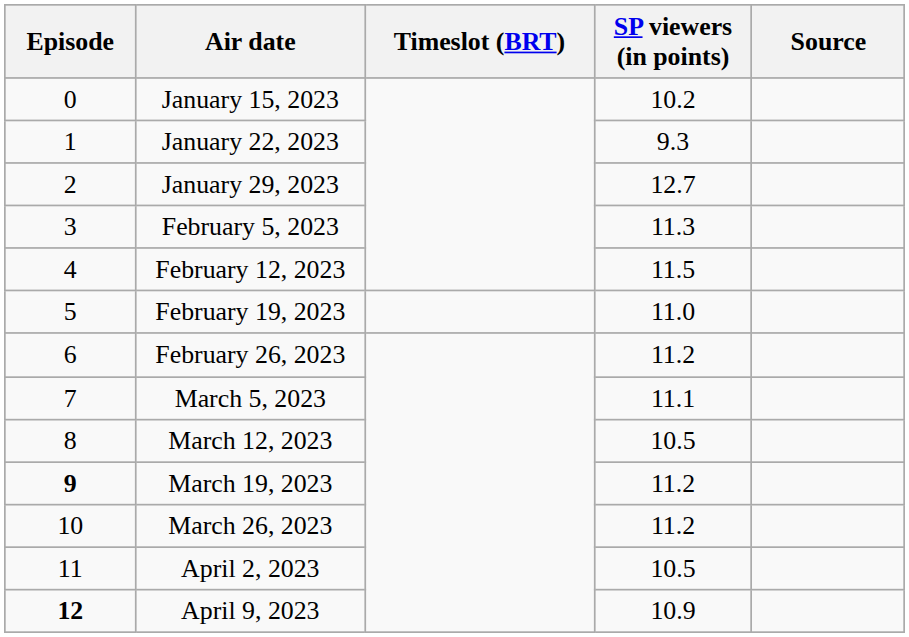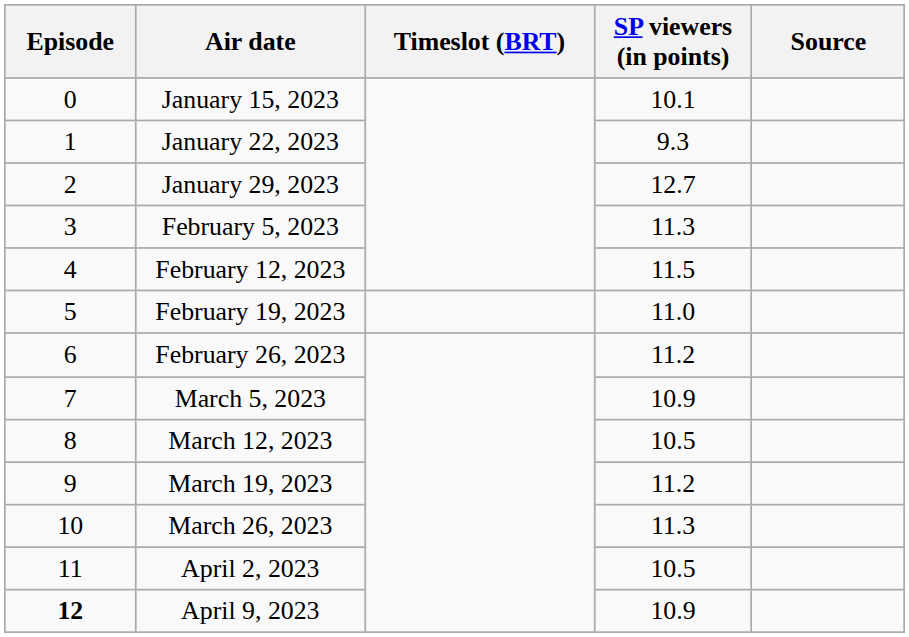(673, 99) 10.2 -> (673, 99) 10.1
(673, 397) 11.1 -> (673, 397) 10.9
(70, 482) bold -> (70, 482) normal
(673, 525) 11.2 -> (673, 525) 11.3
